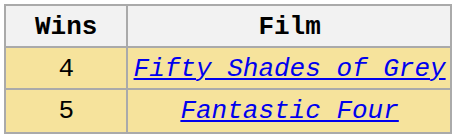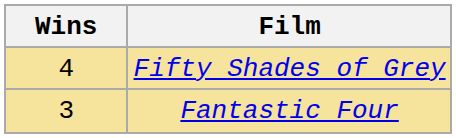(66, 111) 5 -> (66, 111) 3
